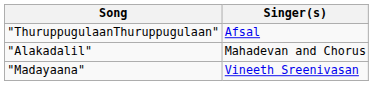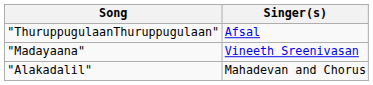rows swapped: (50, 52) <-> (46, 71)
